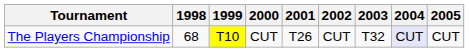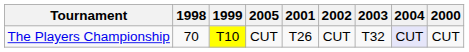columns swapped: (264, 15) <-> (446, 15)
(191, 37) 68 -> (191, 37) 70
